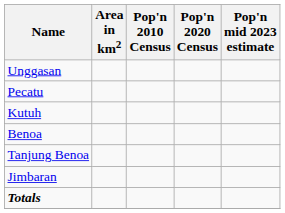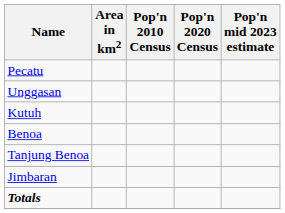rows swapped: (25, 91) <-> (34, 70)
